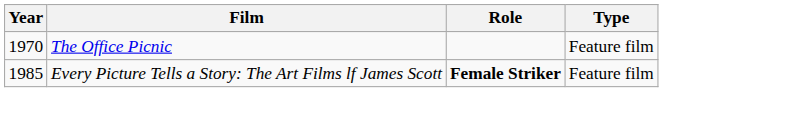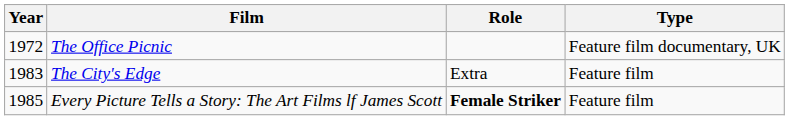(26, 45) 1970 -> (26, 45) 1972
(611, 45) Feature film -> (675, 45) Feature film documentary, UK
+ row: (106, 73)
